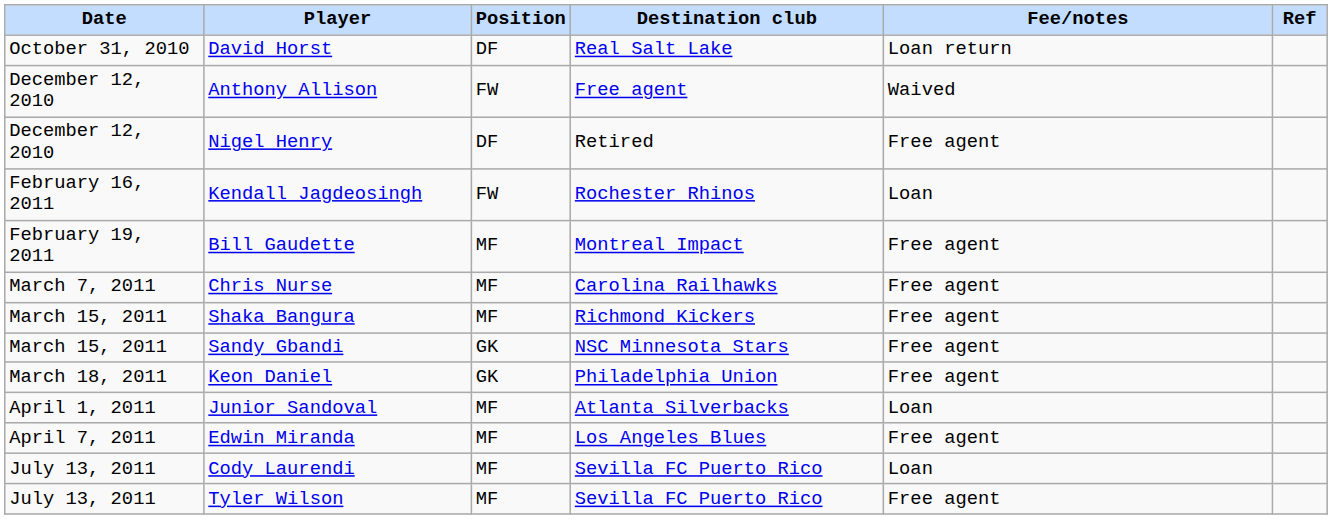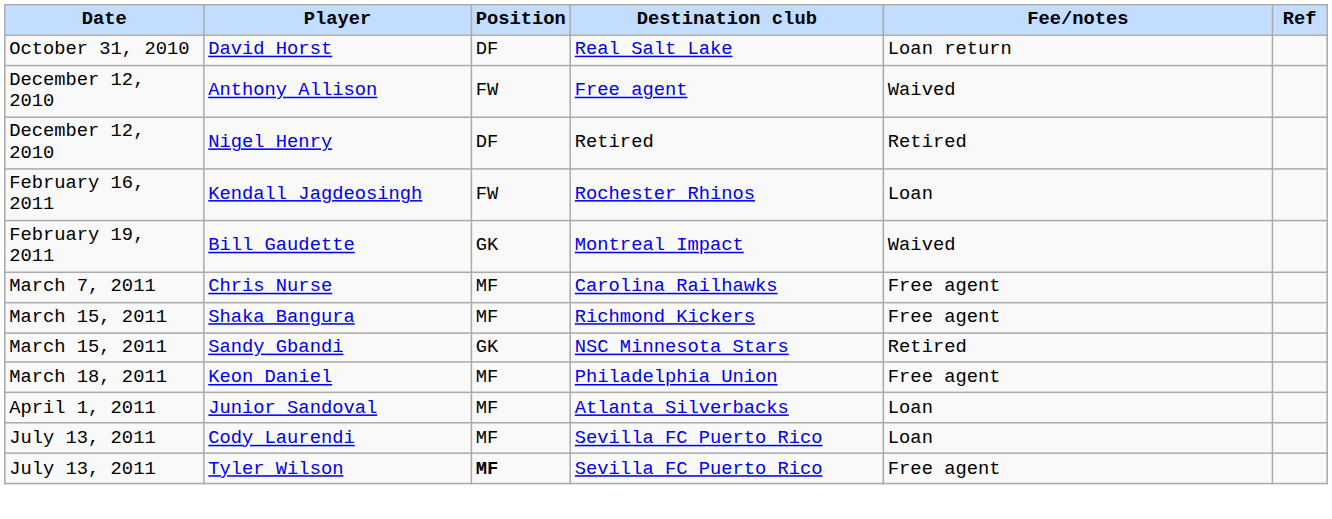(944, 143) Free agent -> (927, 143) Retired
(487, 246) MF -> (487, 246) GK
(944, 246) Free agent -> (922, 246) Waived
(944, 348) Free agent -> (927, 348) Retired
(487, 378) GK -> (487, 378) MF
- row: (281, 439)
(487, 499) normal -> (487, 469) bold
